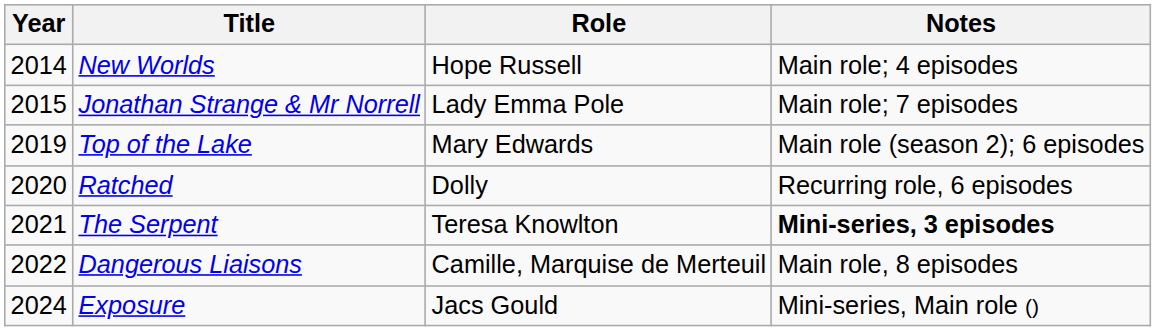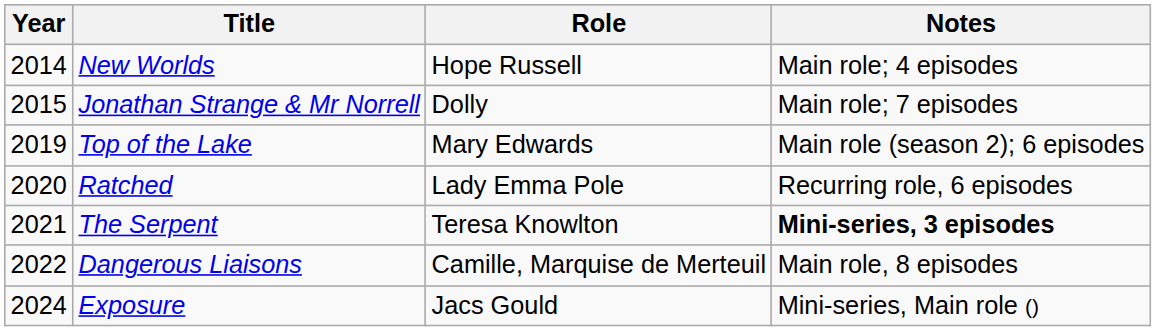(528, 104) Lady Emma Pole -> (460, 104) Dolly
(460, 184) Dolly -> (528, 184) Lady Emma Pole
